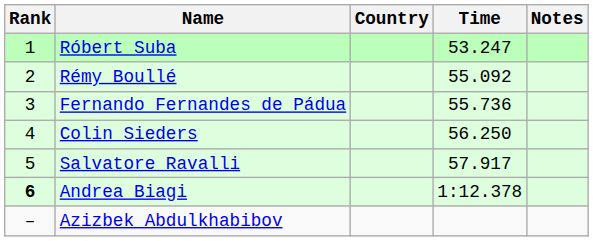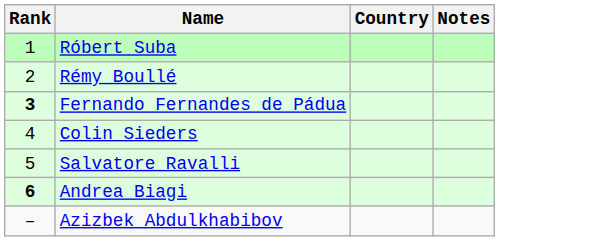- column: (480, 19)
(30, 106) normal -> (30, 106) bold
